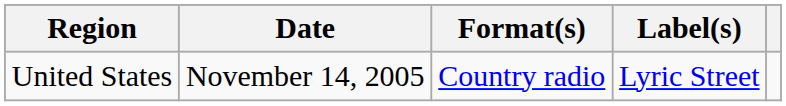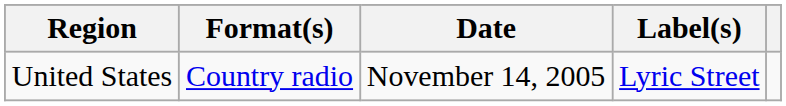columns swapped: (305, 28) <-> (522, 28)
